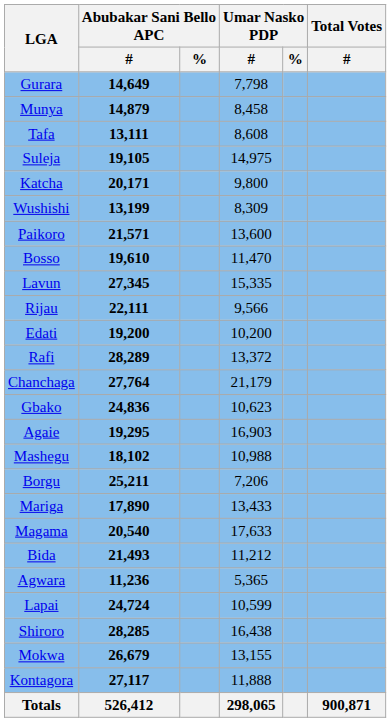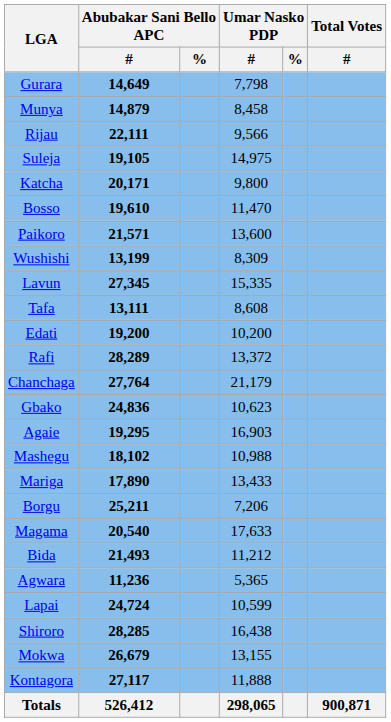rows swapped: (41, 134) <-> (41, 307)
rows swapped: (41, 258) <-> (41, 208)
rows swapped: (41, 506) <-> (41, 481)
